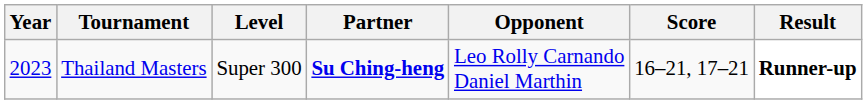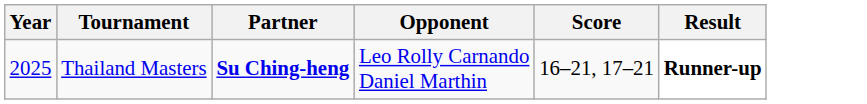- column: (259, 22)
(30, 68) 2023 -> (30, 68) 2025
